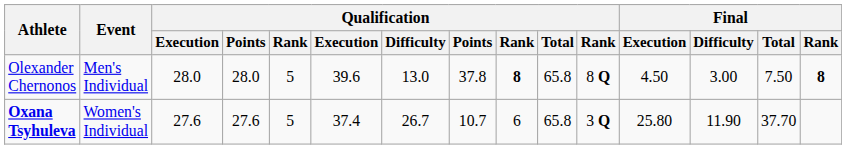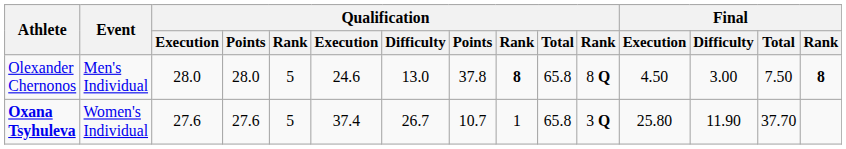(346, 77) 39.6 -> (346, 77) 24.6
(517, 121) 6 -> (517, 121) 1
